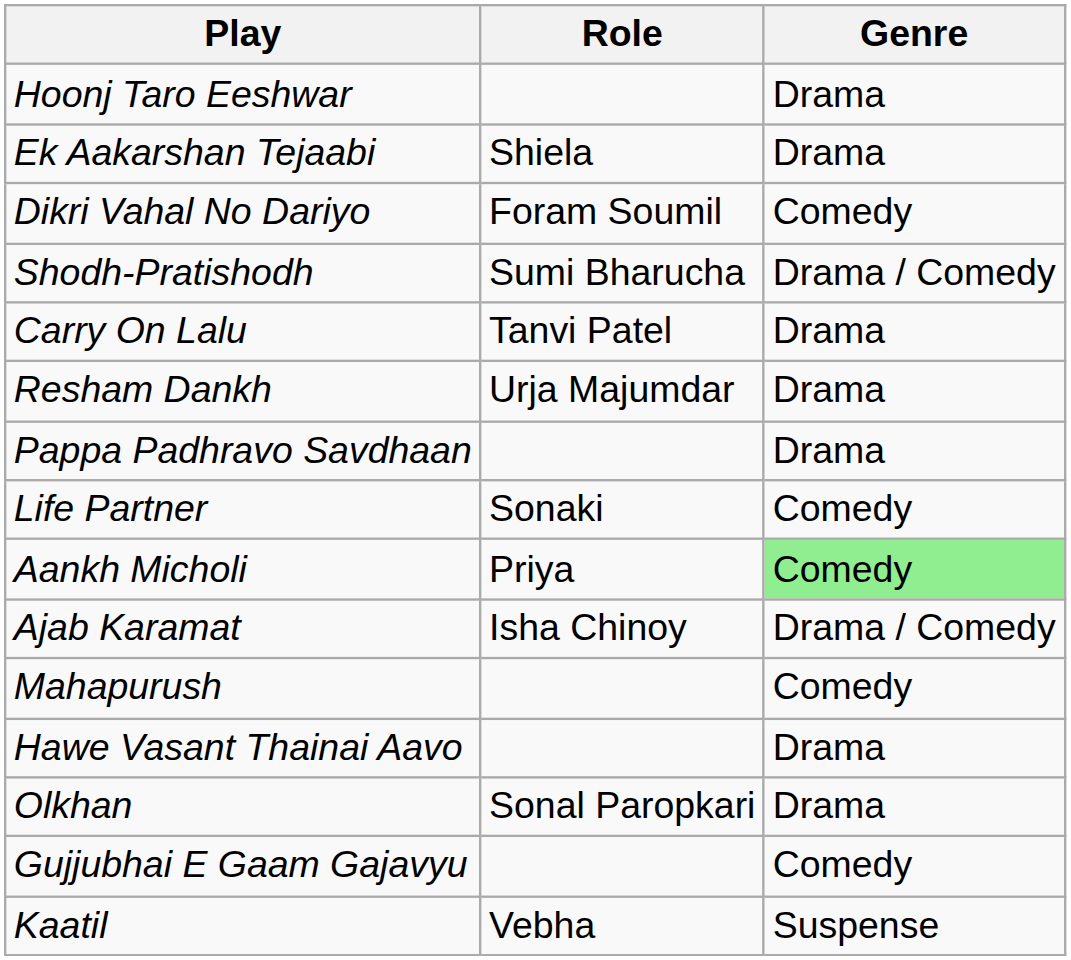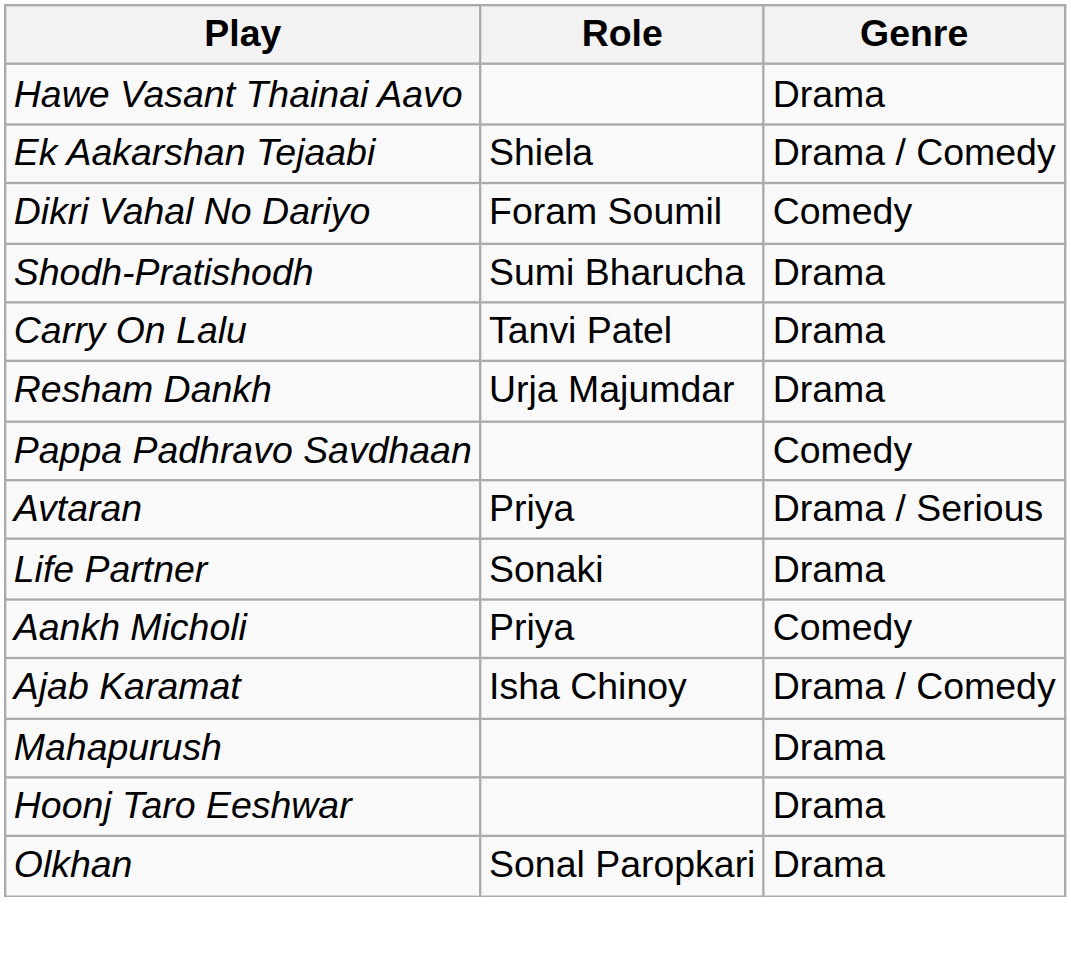rows swapped: (238, 746) <-> (183, 93)
(829, 152) Drama -> (914, 152) Drama / Comedy
(914, 271) Drama / Comedy -> (829, 271) Drama
(829, 449) Drama -> (842, 449) Comedy
+ row: (78, 509)
(842, 509) Comedy -> (829, 568) Drama
(842, 568) lightgreen background -> (842, 627) no background
(842, 687) Comedy -> (829, 746) Drama
- row: (241, 865)
- row: (61, 924)
